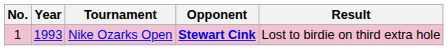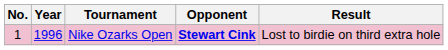(48, 35) 1993 -> (48, 35) 1996
